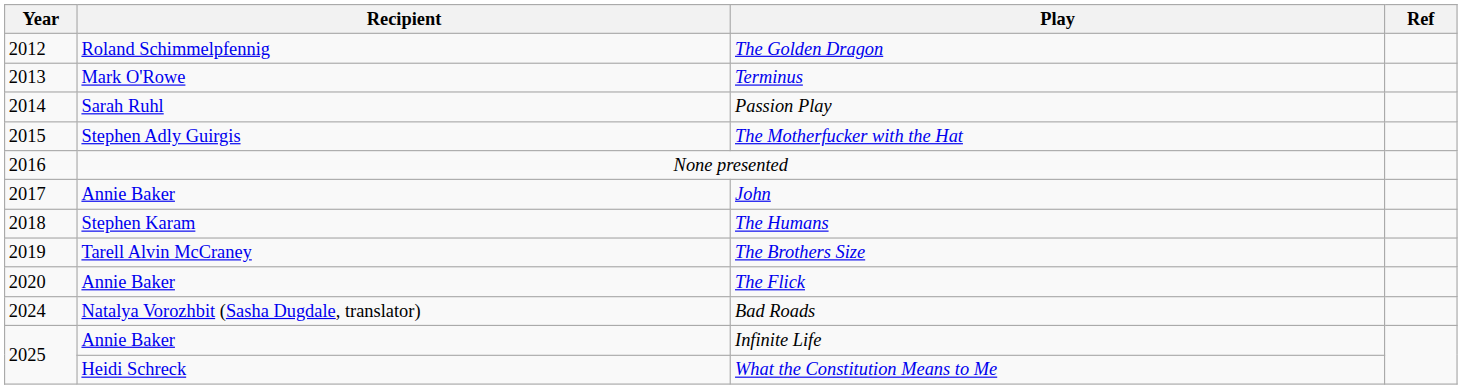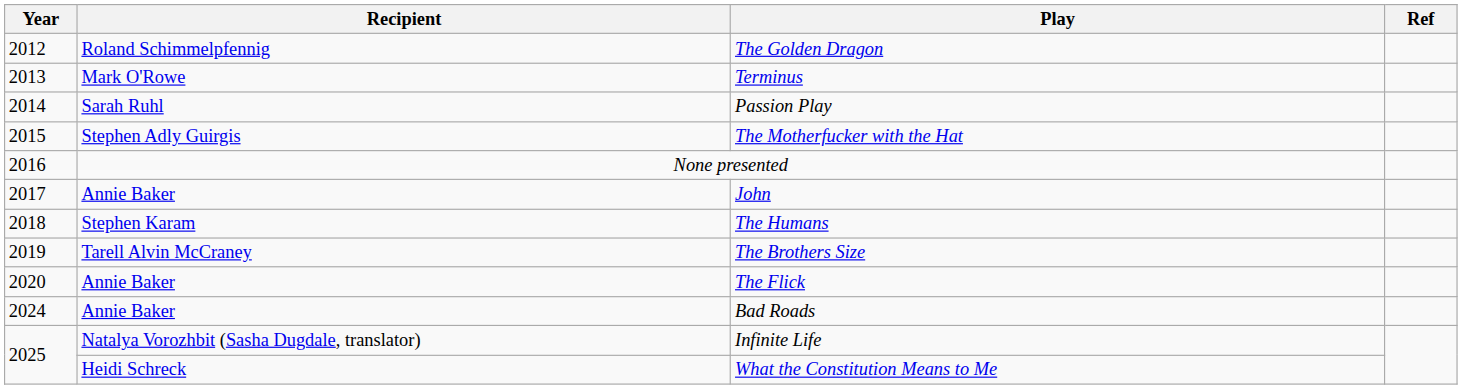(251, 310) Natalya Vorozhbit (Sasha Dugdale, translator) -> (128, 310) Annie Baker
(128, 340) Annie Baker -> (251, 340) Natalya Vorozhbit (Sasha Dugdale, translator)
